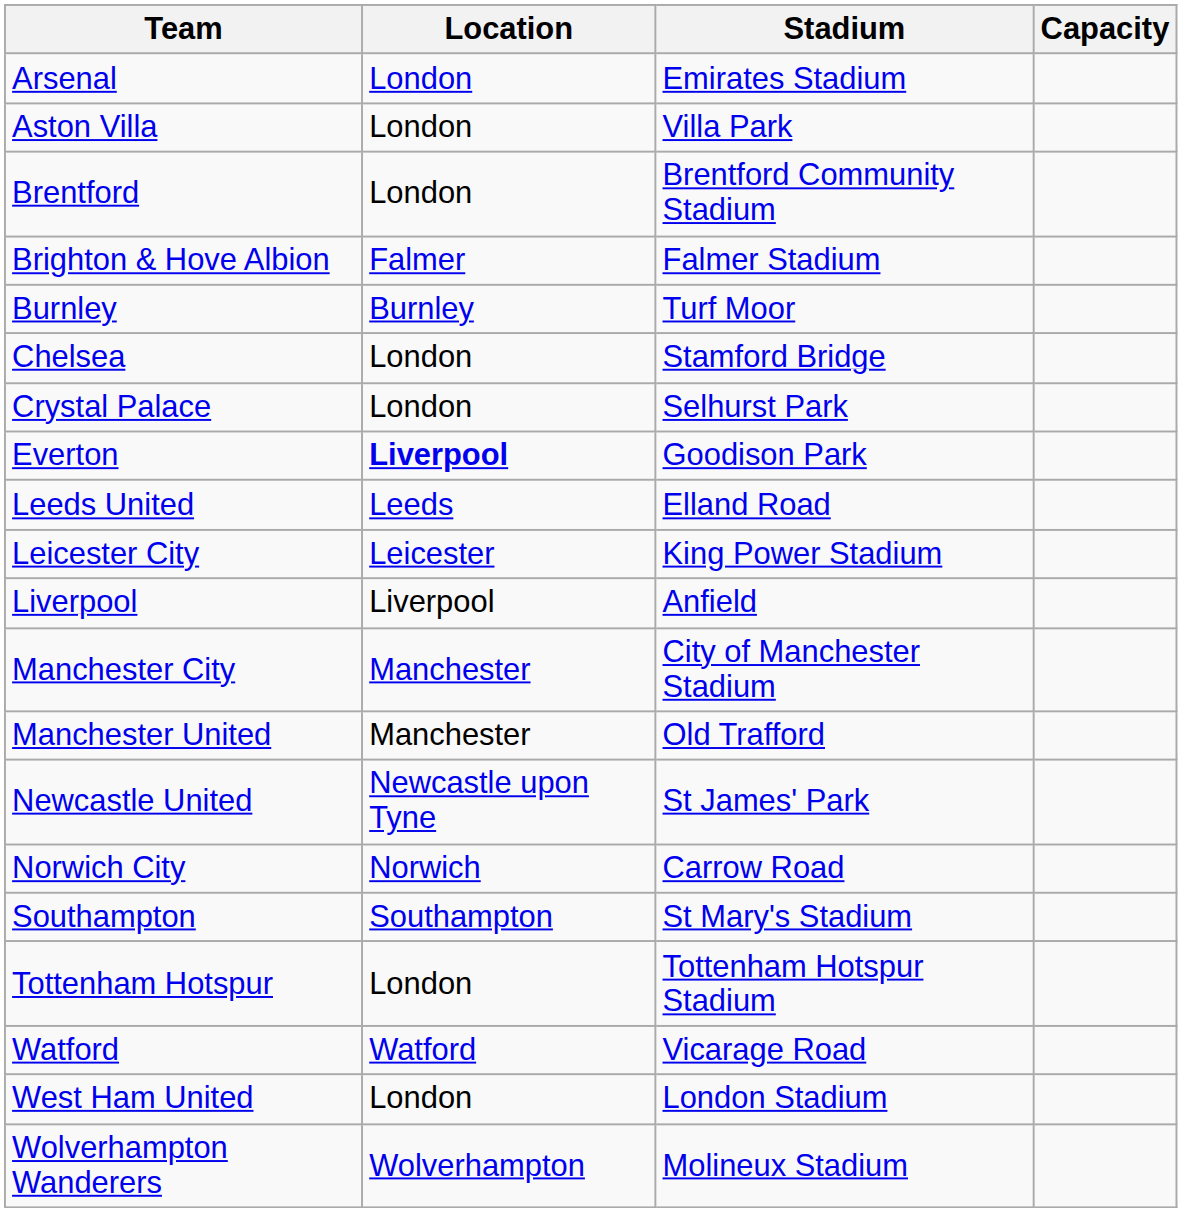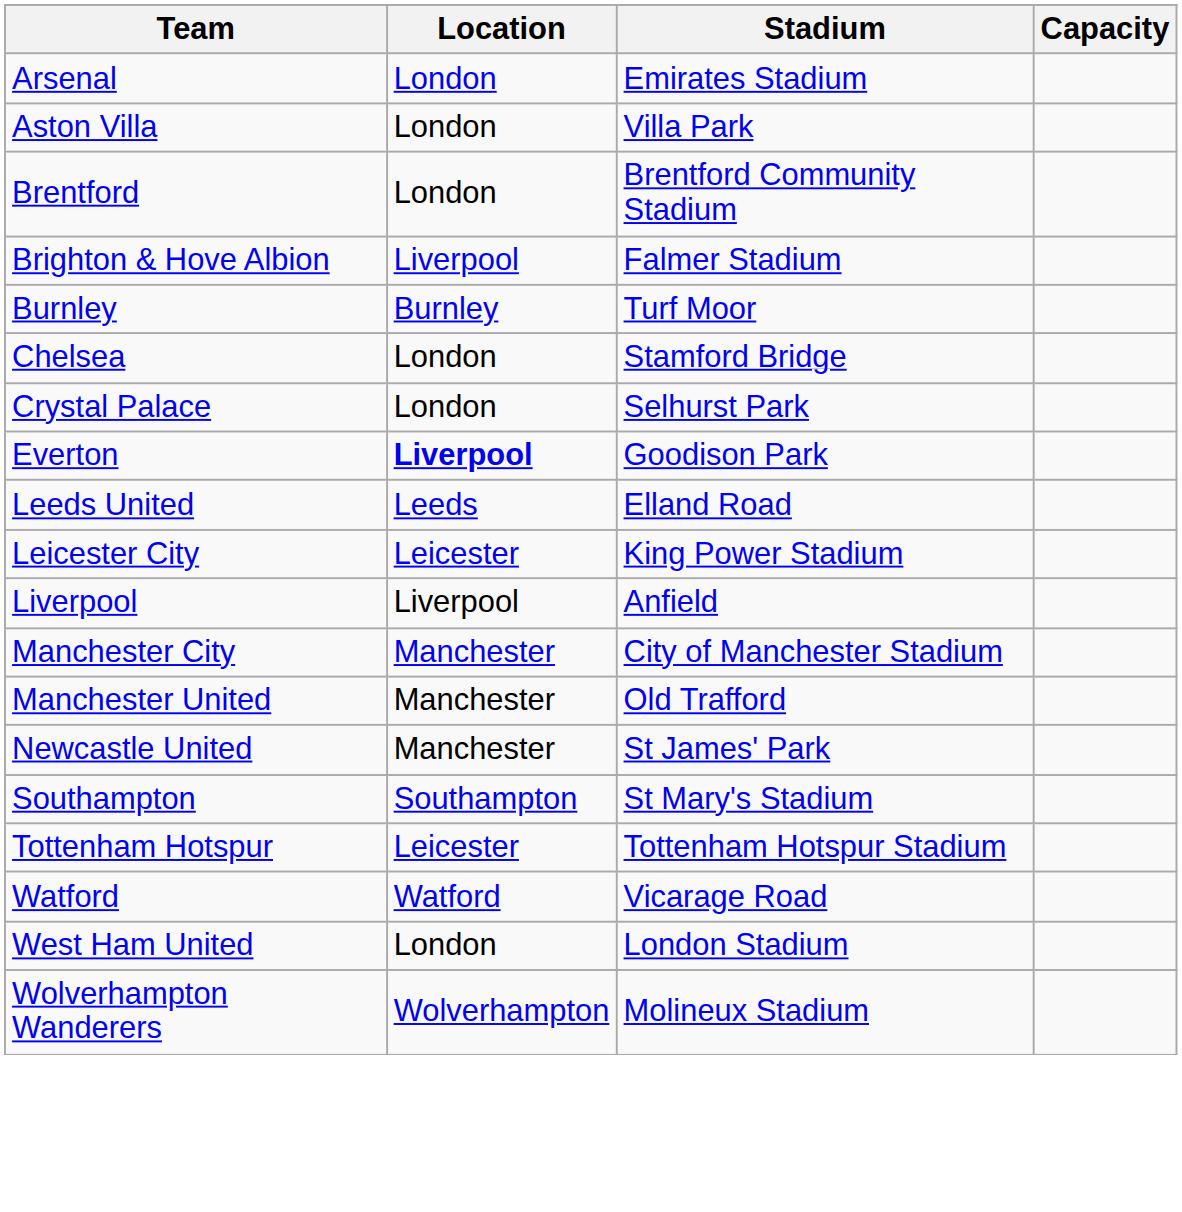(417, 259) Falmer -> (456, 259) Liverpool
(479, 801) Newcastle upon Tyne -> (474, 749) Manchester
- row: (99, 867)
(421, 983) London -> (456, 847) Leicester
